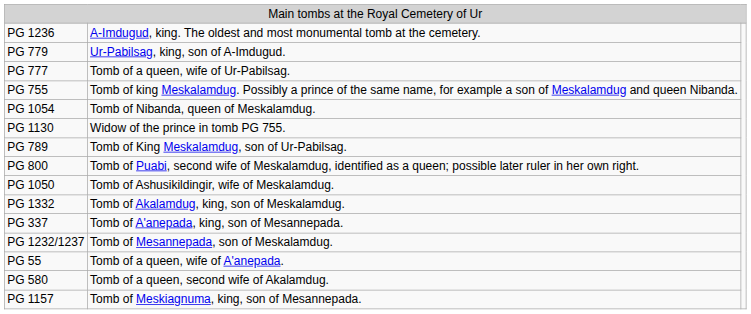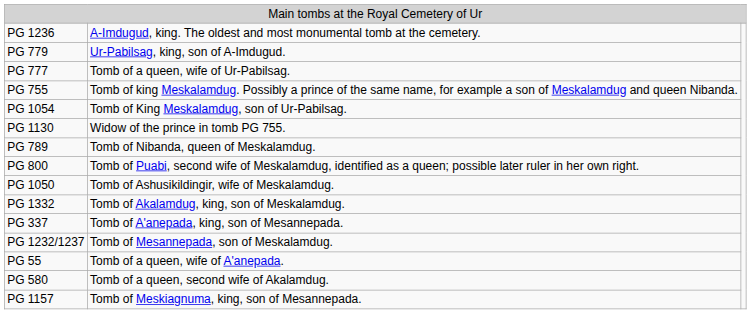(203, 109) Tomb of Nibanda, queen of Meskalamdug. -> (218, 109) Tomb of King Meskalamdug, son of Ur-Pabilsag.
(218, 147) Tomb of King Meskalamdug, son of Ur-Pabilsag. -> (203, 147) Tomb of Nibanda, queen of Meskalamdug.
